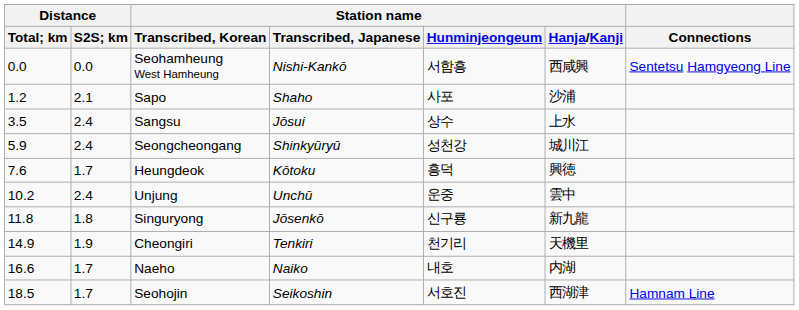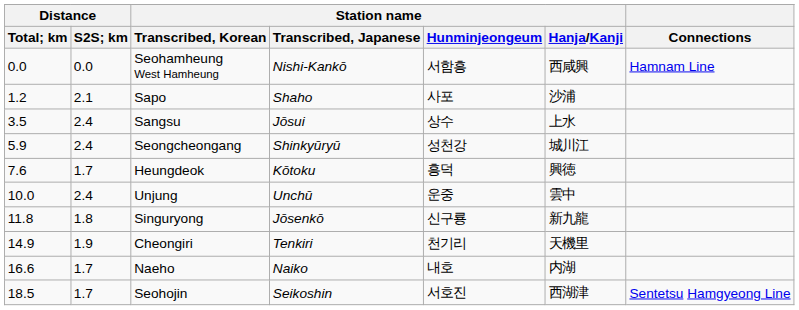(710, 66) Sentetsu Hamgyeong Line -> (672, 66) Hamnam Line
(21, 195) 10.2 -> (21, 195) 10.0
(672, 293) Hamnam Line -> (710, 293) Sentetsu Hamgyeong Line
